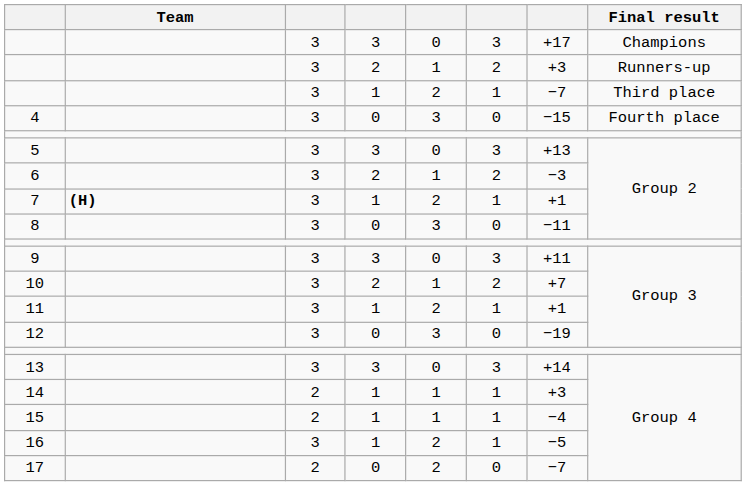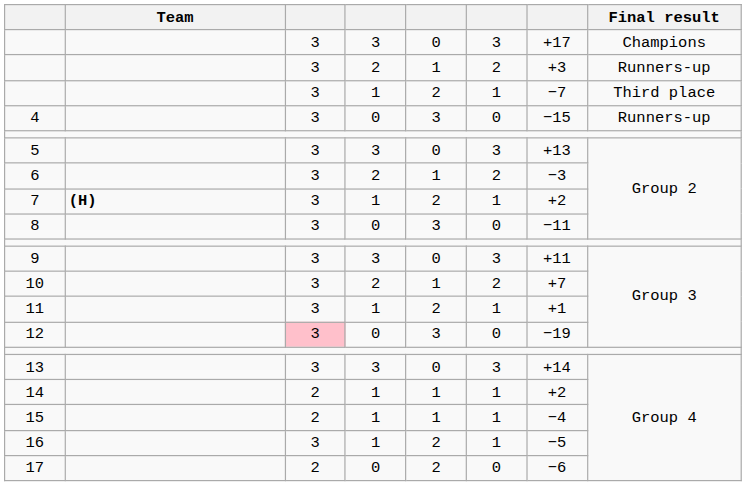(664, 118) Fourth place -> (664, 118) Runners-up
(557, 201) +1 -> (557, 201) +2
(315, 334) no background -> (315, 334) pink background
(557, 392) +3 -> (557, 392) +2
(557, 468) −7 -> (557, 468) −6
